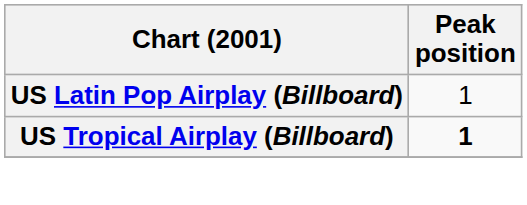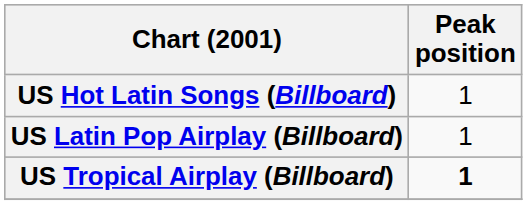+ row: (207, 95)
